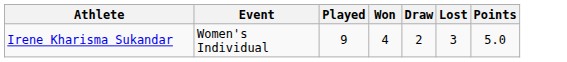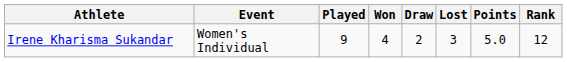+ column: (541, 14)
